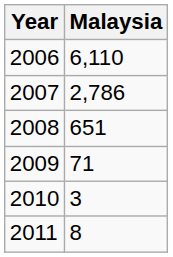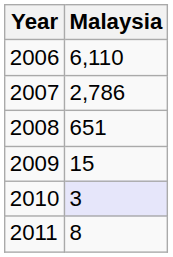(82, 163) 71 -> (82, 163) 15
(76, 198) no background -> (76, 198) lavender background
